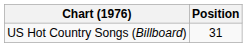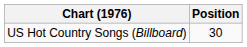(216, 33) 31 -> (216, 33) 30
